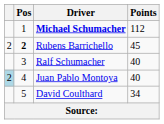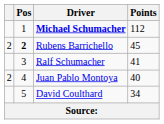(135, 61) 40 -> (135, 61) 41
(9, 77) lightblue background -> (9, 77) no background
